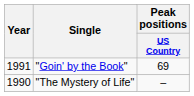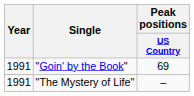(19, 83) 1990 -> (19, 83) 1991
